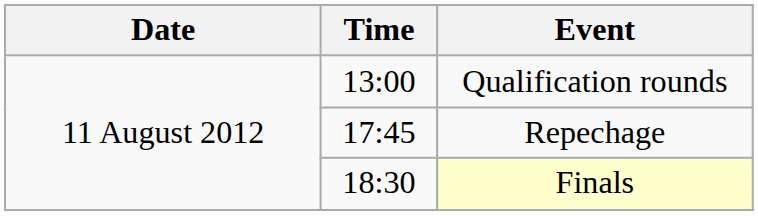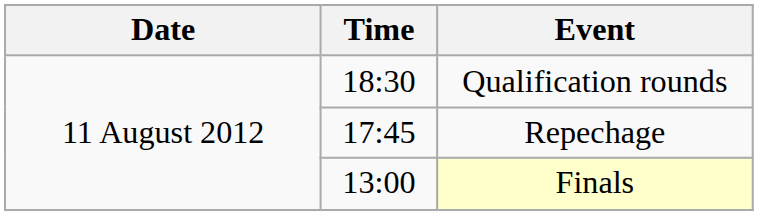(379, 81) 13:00 -> (379, 81) 18:30
(379, 183) 18:30 -> (379, 183) 13:00
